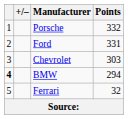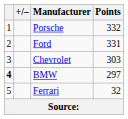(114, 75) 294 -> (114, 75) 297
